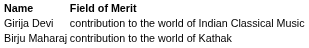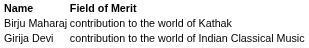rows swapped: (29, 23) <-> (36, 38)
